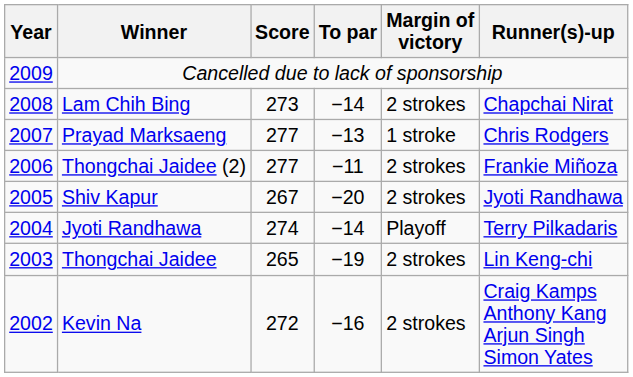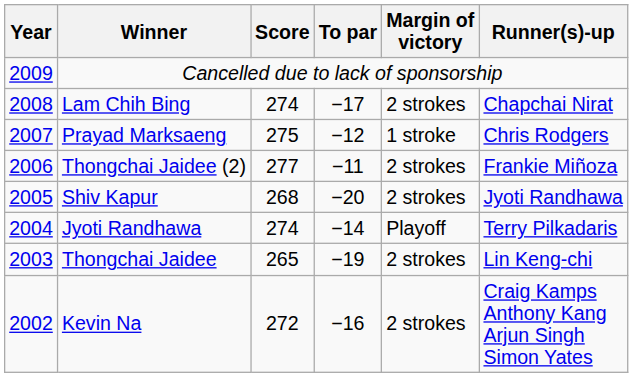(282, 104) 273 -> (282, 104) 274
(348, 104) −14 -> (348, 104) −17
(282, 135) 277 -> (282, 135) 275
(348, 135) −13 -> (348, 135) −12
(282, 197) 267 -> (282, 197) 268
